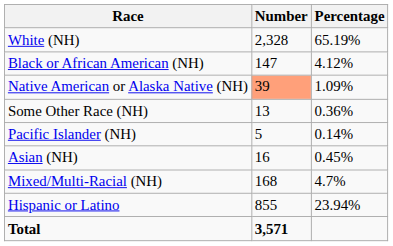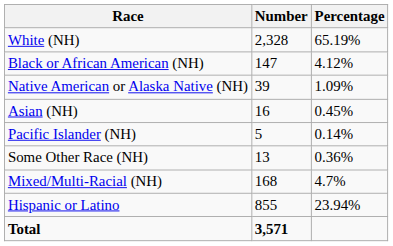(262, 87) lightsalmon background -> (262, 87) no background
rows swapped: (43, 157) <-> (78, 110)
